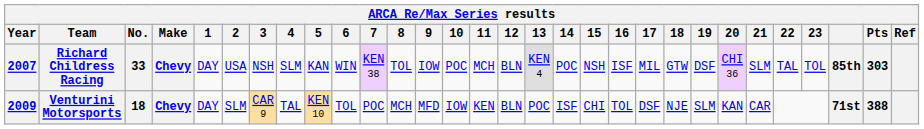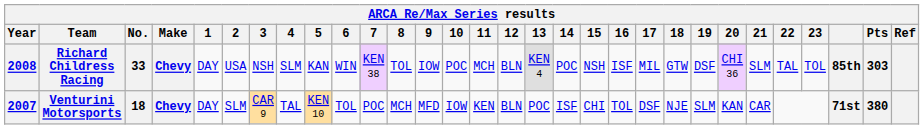(22, 67) 2007 -> (22, 67) 2008
(22, 107) 2009 -> (22, 107) 2007
(877, 107) 388 -> (877, 107) 380
